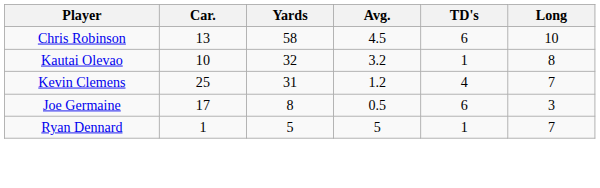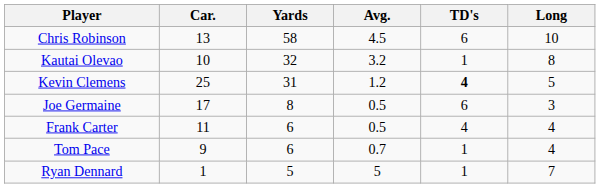(464, 82) normal -> (464, 82) bold
(551, 82) 7 -> (551, 82) 5
+ row: (82, 127)
+ row: (82, 149)
